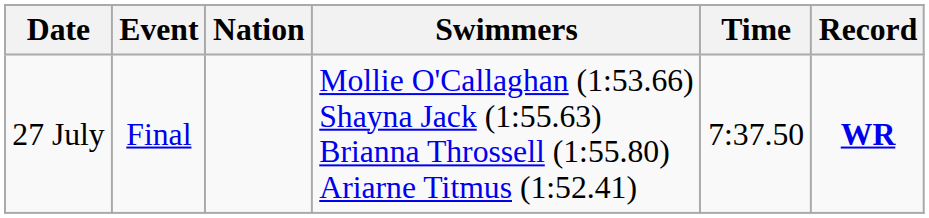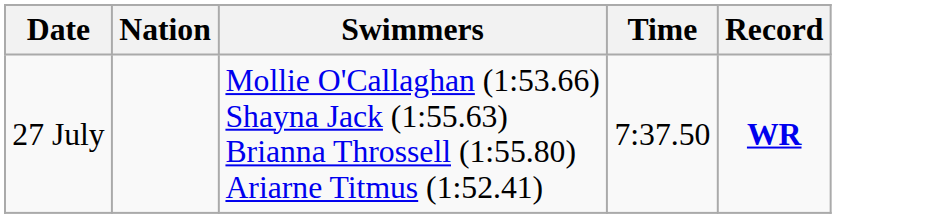- column: (159, 29)
